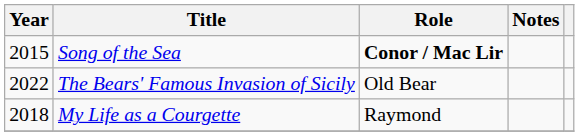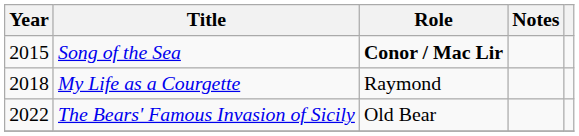rows swapped: (149, 114) <-> (206, 83)
